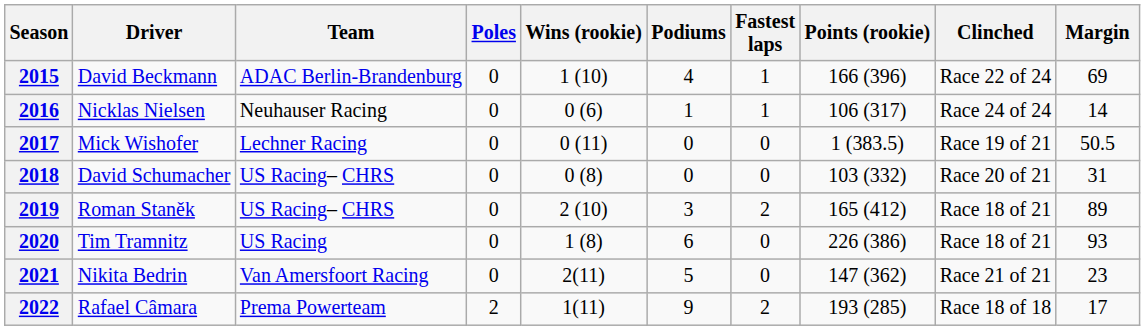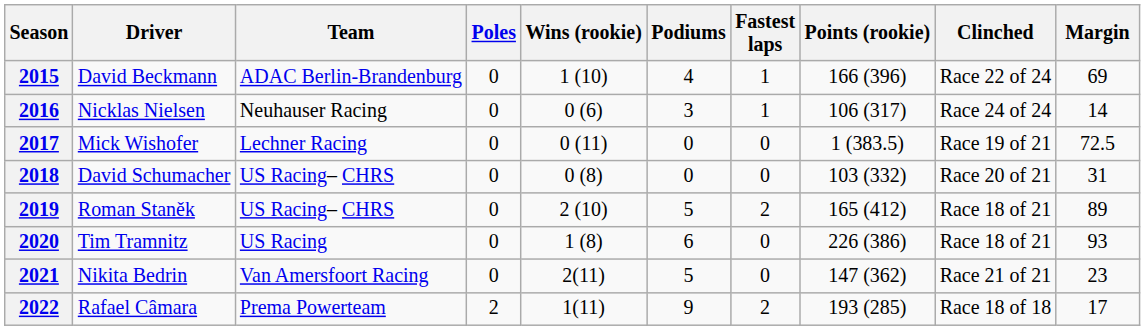(688, 110) 1 -> (688, 110) 3
(1097, 143) 50.5 -> (1097, 143) 72.5
(688, 209) 3 -> (688, 209) 5
